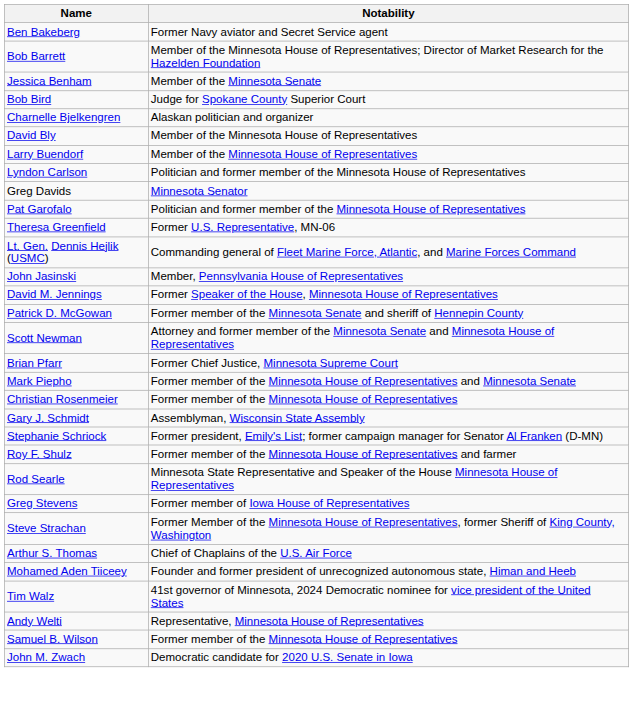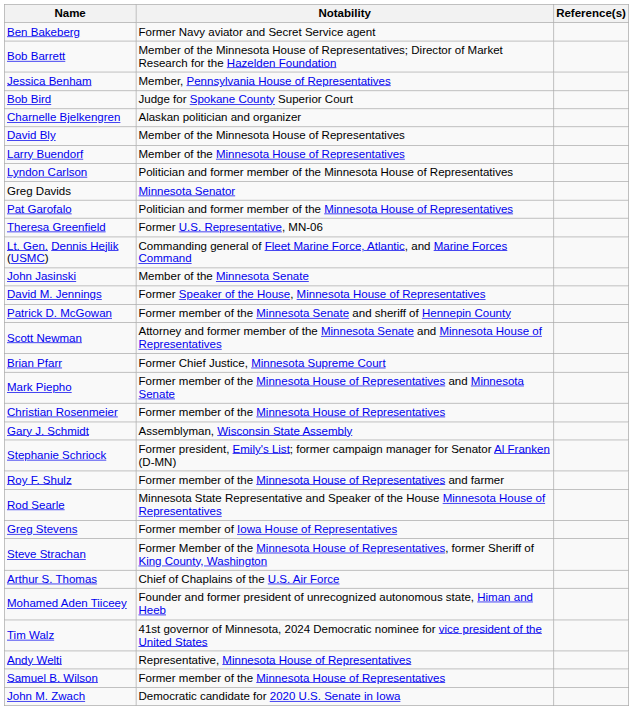+ column: (591, 13)
(236, 81) Member of the Minnesota Senate -> (265, 81) Member, Pennsylvania House of Representatives
(277, 277) Member, Pennsylvania House of Representatives -> (224, 277) Member of the Minnesota Senate
